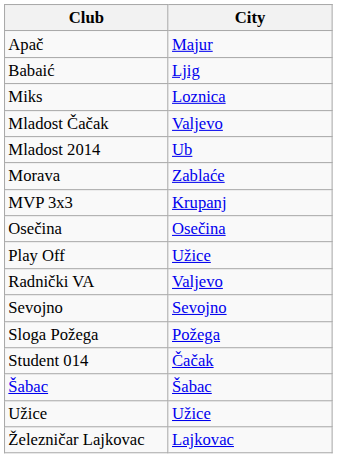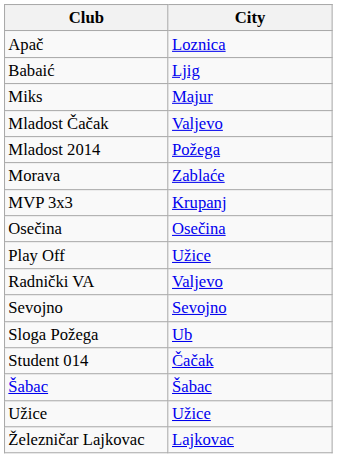(192, 44) Majur -> (199, 44) Loznica
(199, 96) Loznica -> (192, 96) Majur
(182, 149) Ub -> (196, 149) Požega
(196, 334) Požega -> (182, 334) Ub
